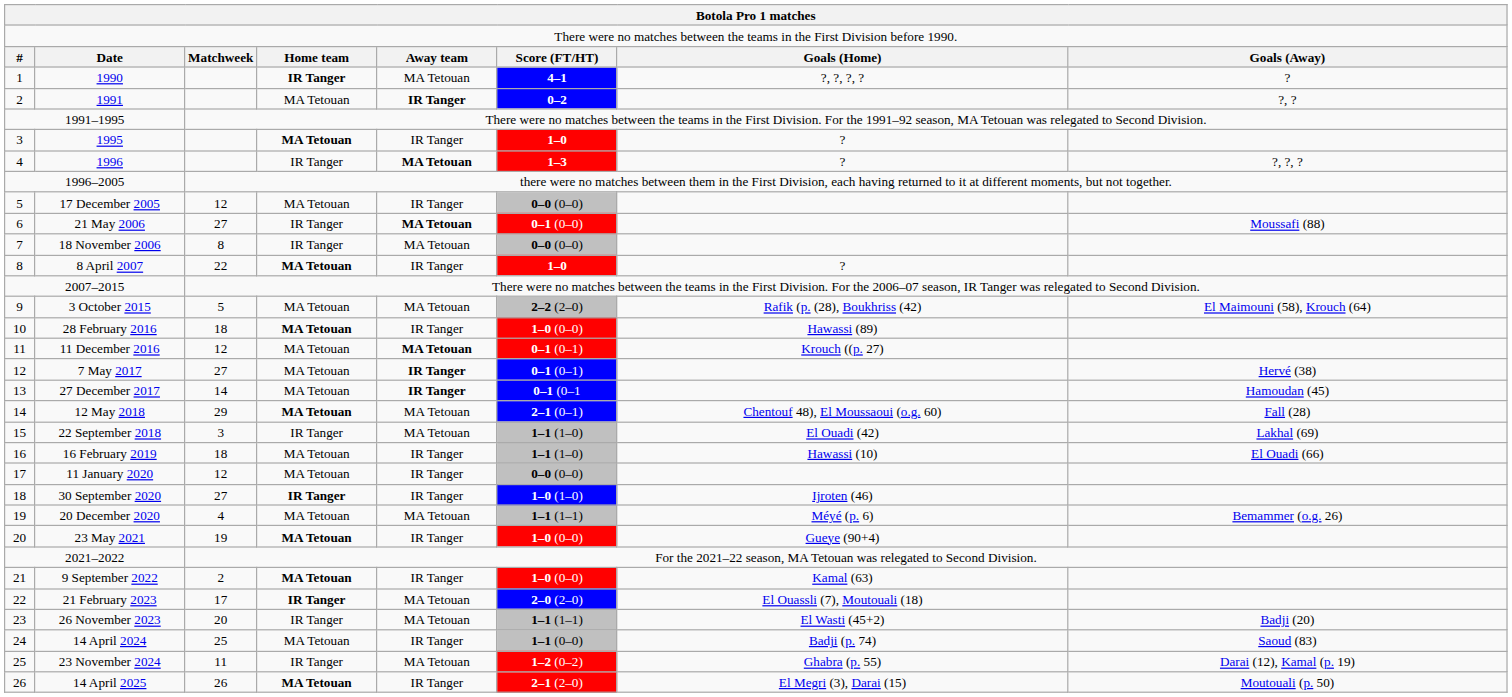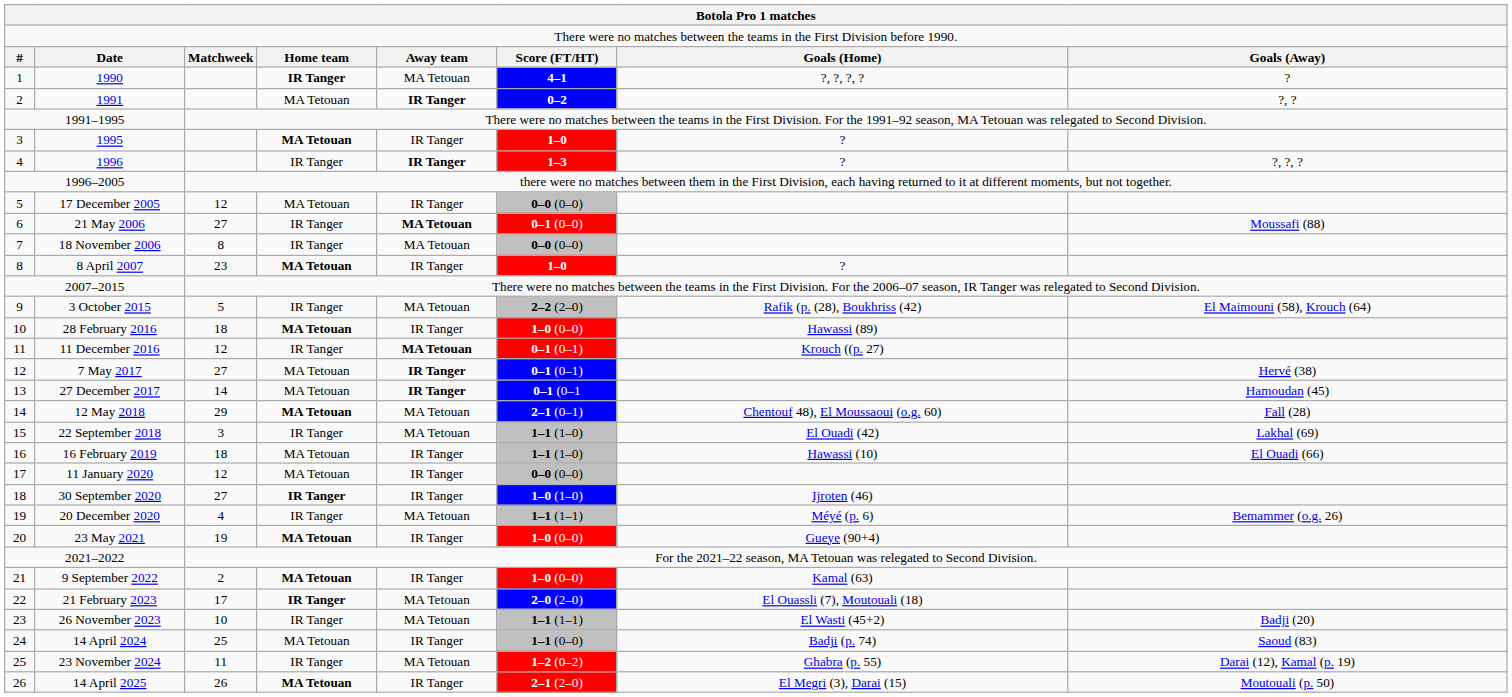(437, 161) MA Tetouan -> (437, 161) IR Tanger
(221, 265) 22 -> (221, 265) 23
(317, 307) MA Tetouan -> (317, 307) IR Tanger
(317, 349) MA Tetouan -> (317, 349) IR Tanger
(317, 515) MA Tetouan -> (317, 515) IR Tanger
(221, 620) 20 -> (221, 620) 10
